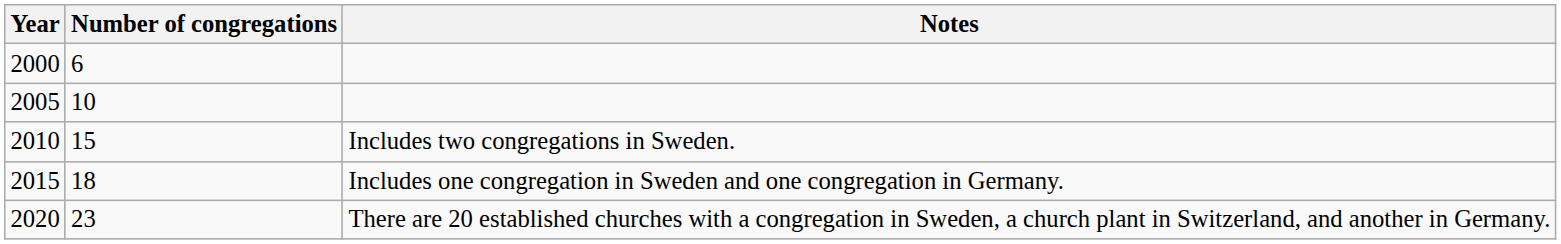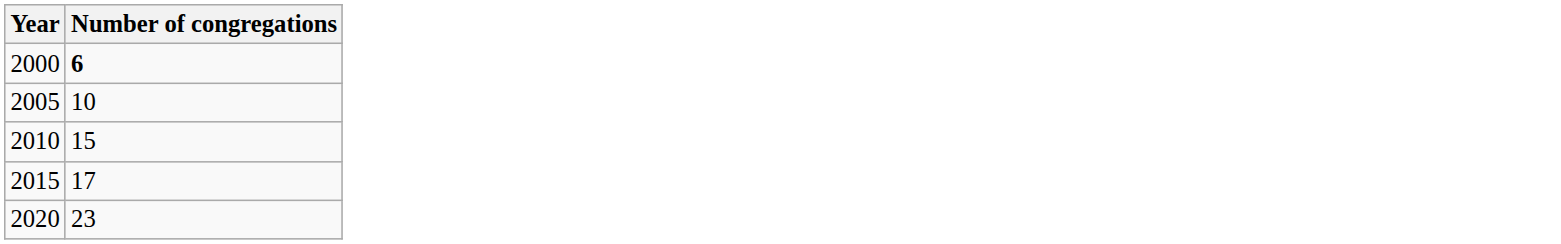- column: (949, 24)
(77, 63) normal -> (77, 63) bold
(83, 180) 18 -> (83, 180) 17
